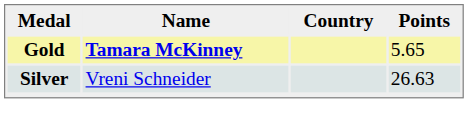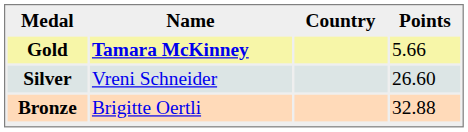(408, 49) 5.65 -> (409, 49) 5.66
(413, 78) 26.63 -> (414, 78) 26.60
+ row: (47, 107)
